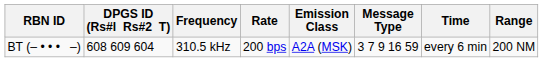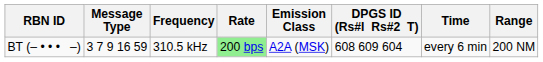columns swapped: (128, 20) <-> (388, 20)
(265, 47) no background -> (242, 47) lightgreen background
